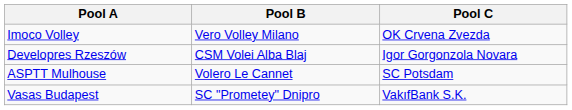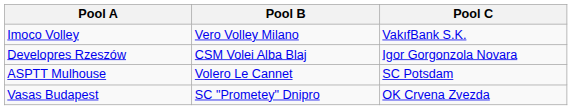(436, 34) OK Crvena Zvezda -> (424, 34) VakıfBank S.K.
(424, 94) VakıfBank S.K. -> (436, 94) OK Crvena Zvezda
